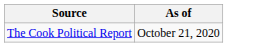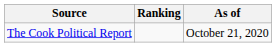+ column: (159, 13)
